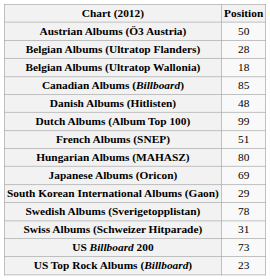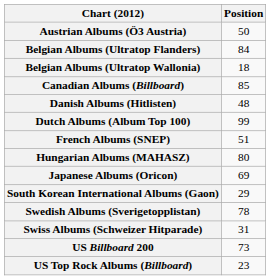(244, 49) 28 -> (244, 49) 84
